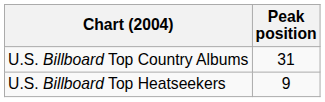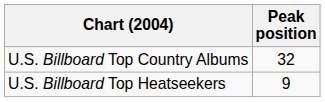(286, 59) 31 -> (286, 59) 32
